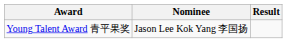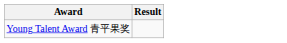- column: (191, 12)
